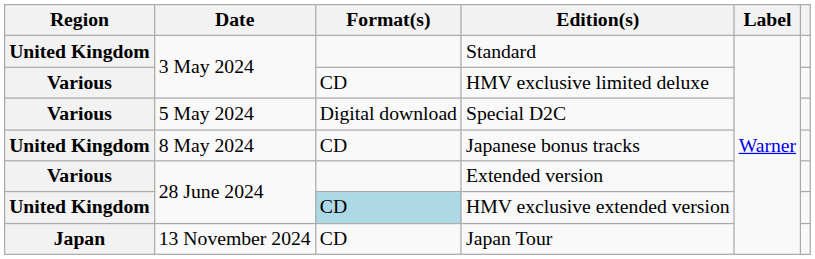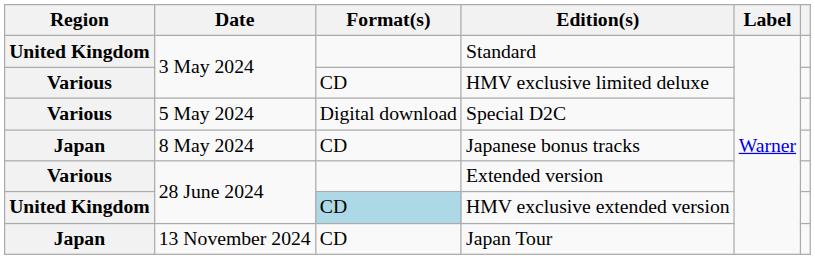(79, 144) United Kingdom -> (79, 144) Japan
